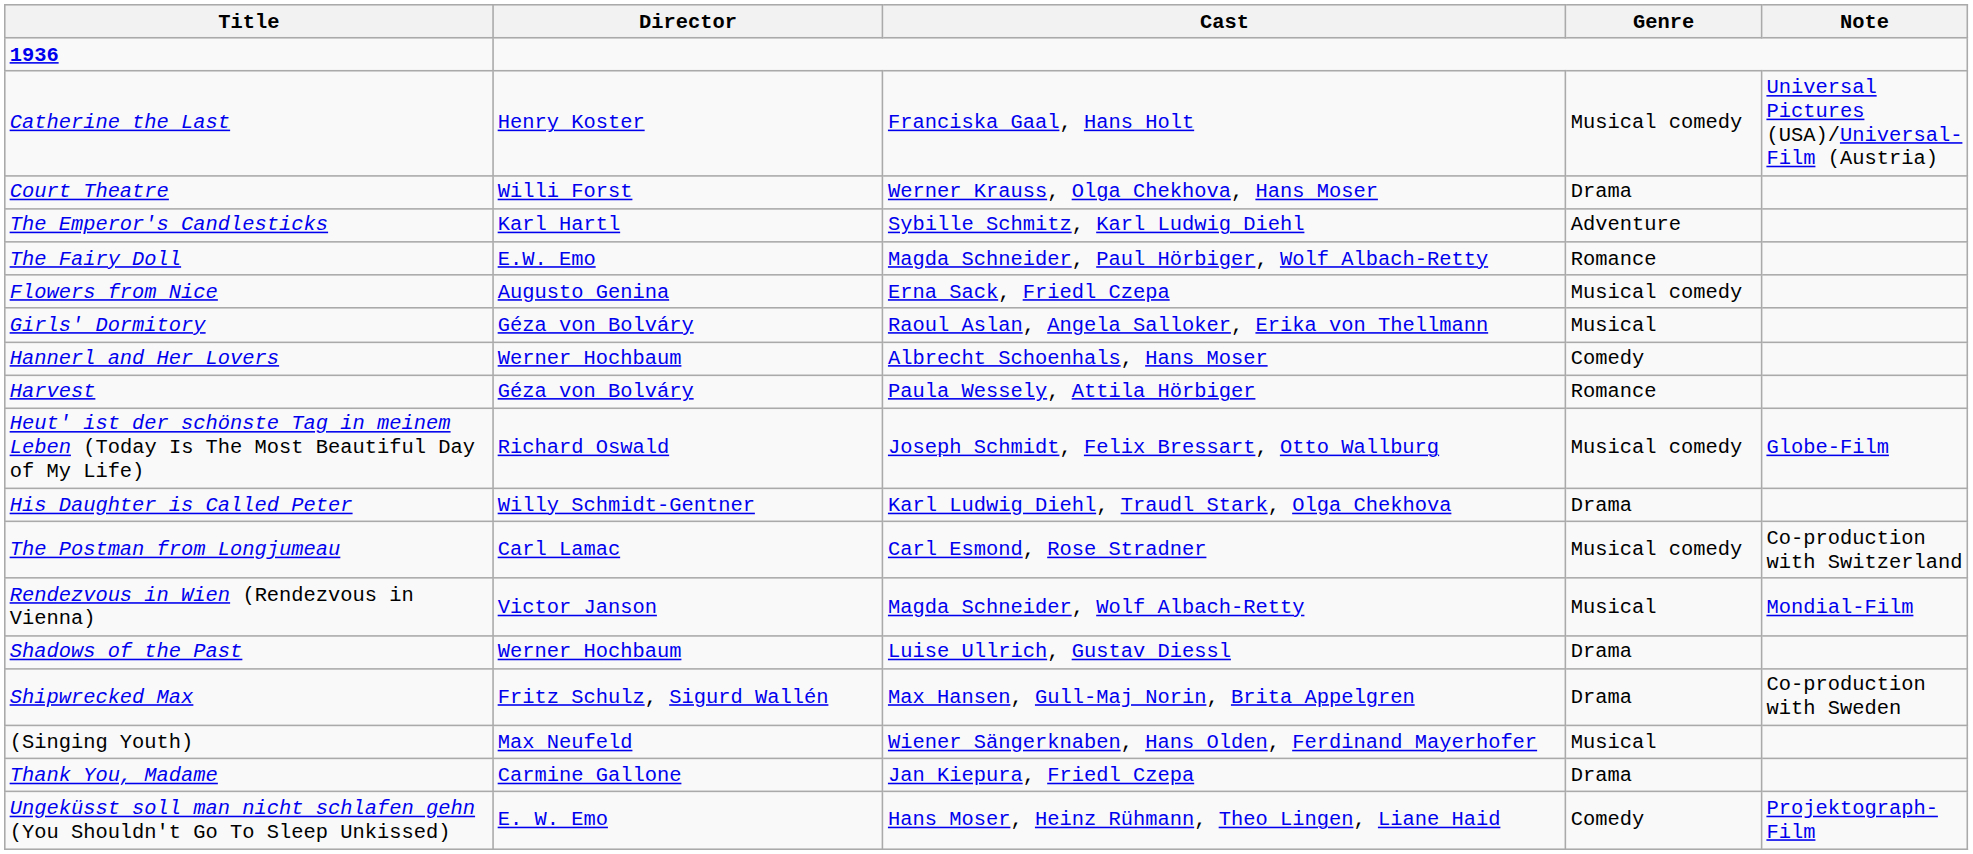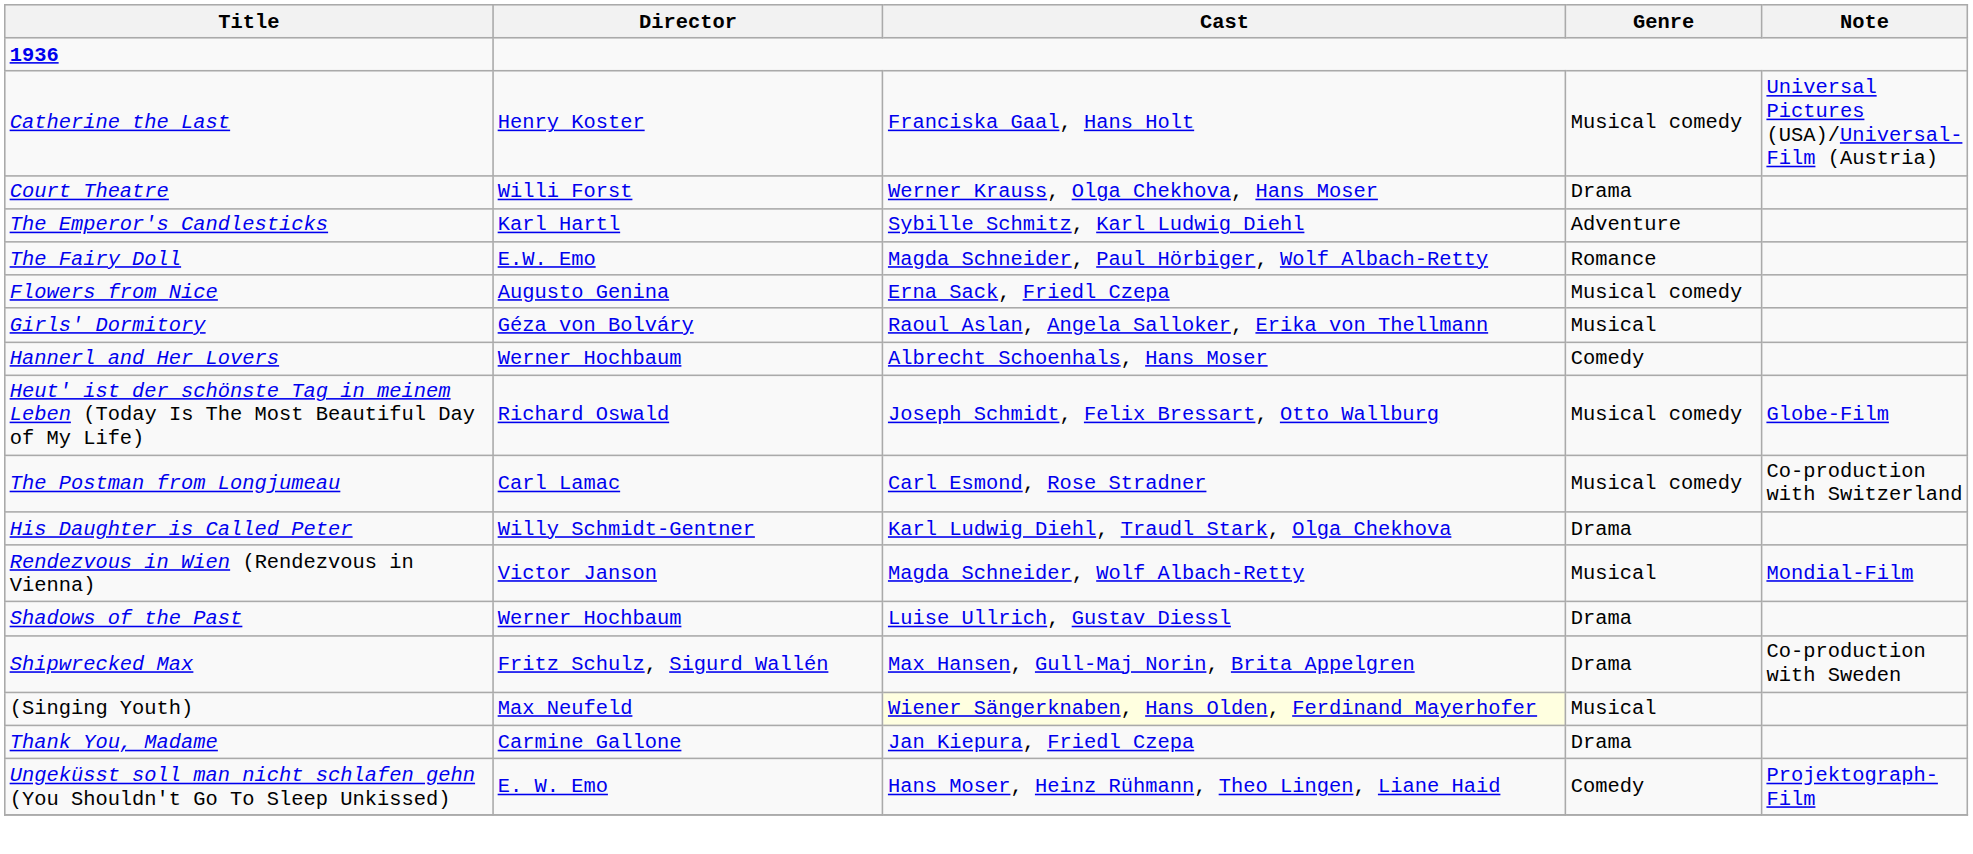- row: (53, 391)
rows swapped: (181, 505) <-> (175, 550)
(1213, 742) no background -> (1213, 709) lightyellow background
